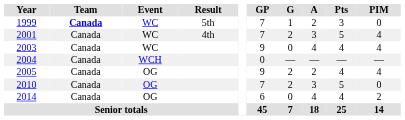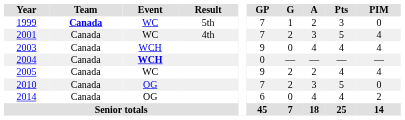(150, 47) WC -> (150, 47) WCH
(150, 59) normal -> (150, 59) bold
(150, 72) OG -> (150, 72) WC
